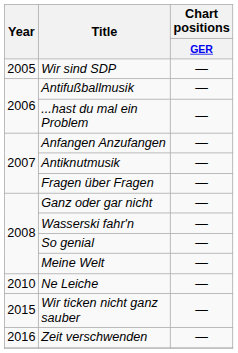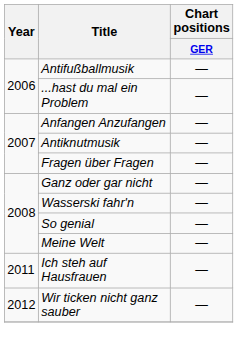- row: (79, 68)
- row: (70, 283)
+ row: (74, 270)
(21, 310) 2015 -> (21, 304) 2012
- row: (94, 337)
